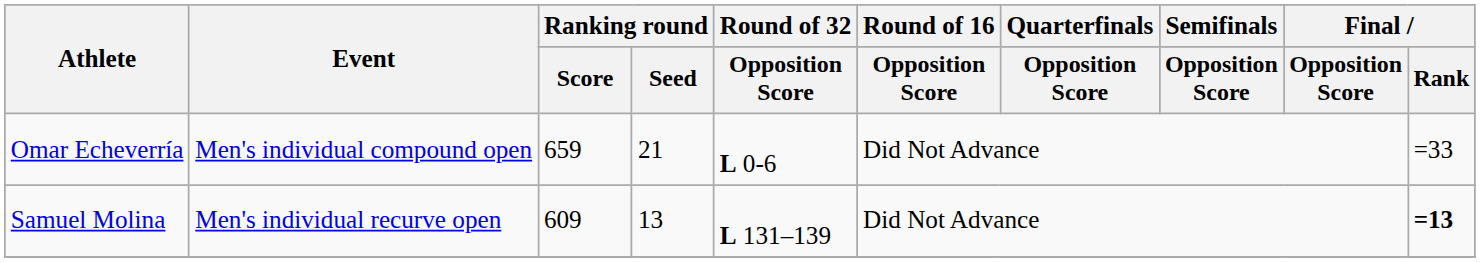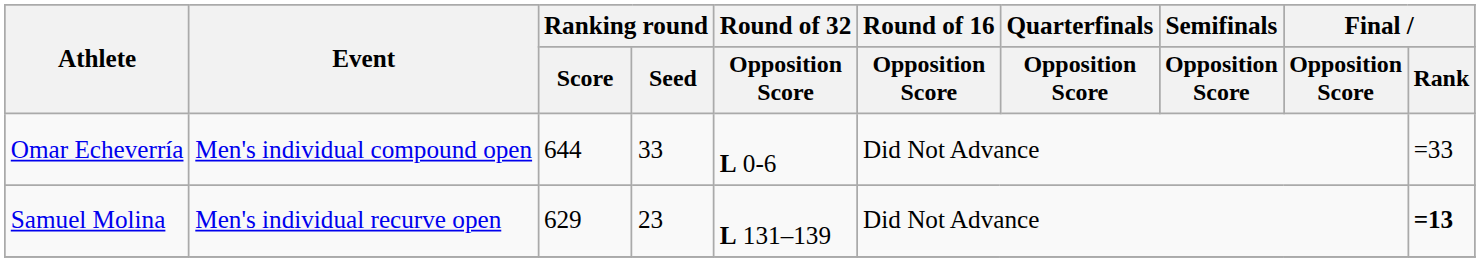(563, 149) 659 -> (563, 149) 644
(651, 149) 21 -> (651, 149) 33
(563, 220) 609 -> (563, 220) 629
(651, 220) 13 -> (651, 220) 23
